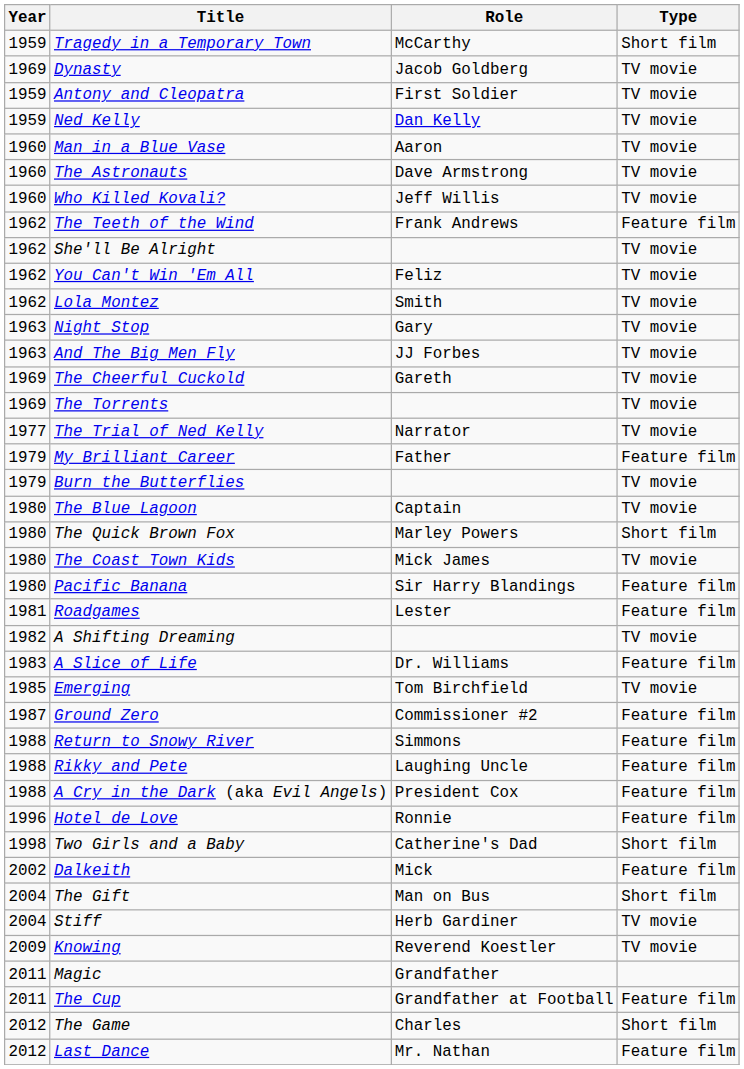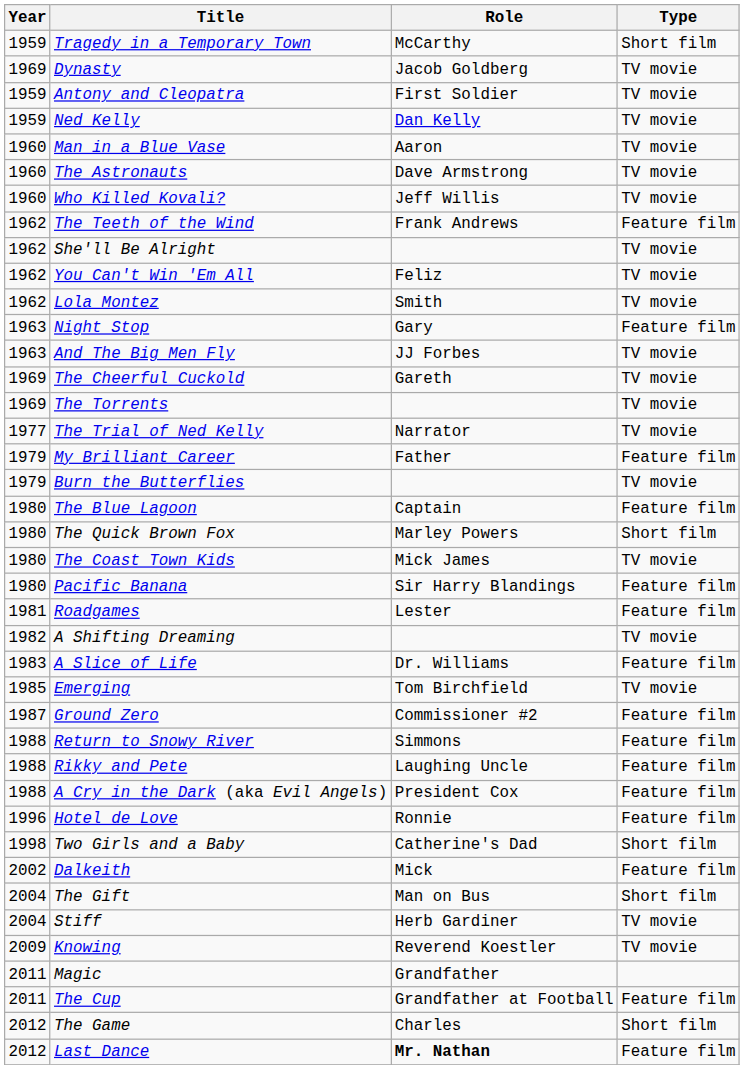(659, 328) TV movie -> (678, 328) Feature film
(659, 509) TV movie -> (678, 509) Feature film
(442, 1051) normal -> (442, 1051) bold
